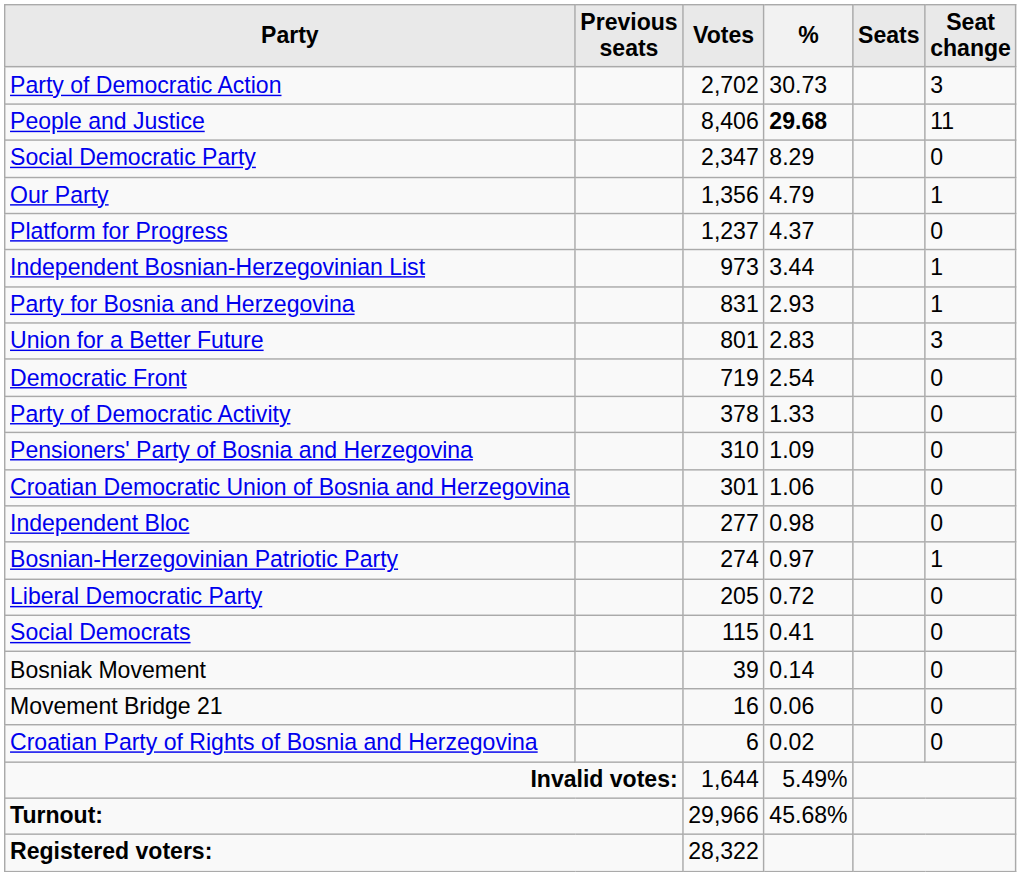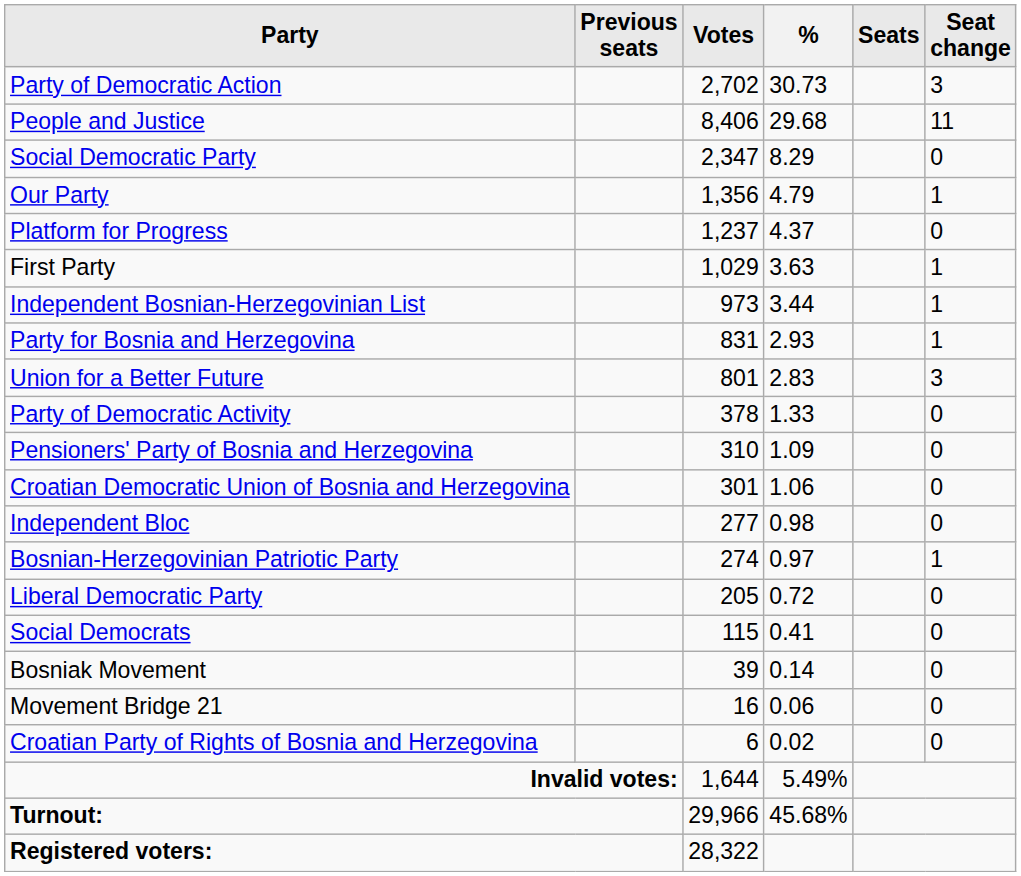(798, 121) bold -> (798, 121) normal
+ row: (63, 267)
- row: (98, 377)
